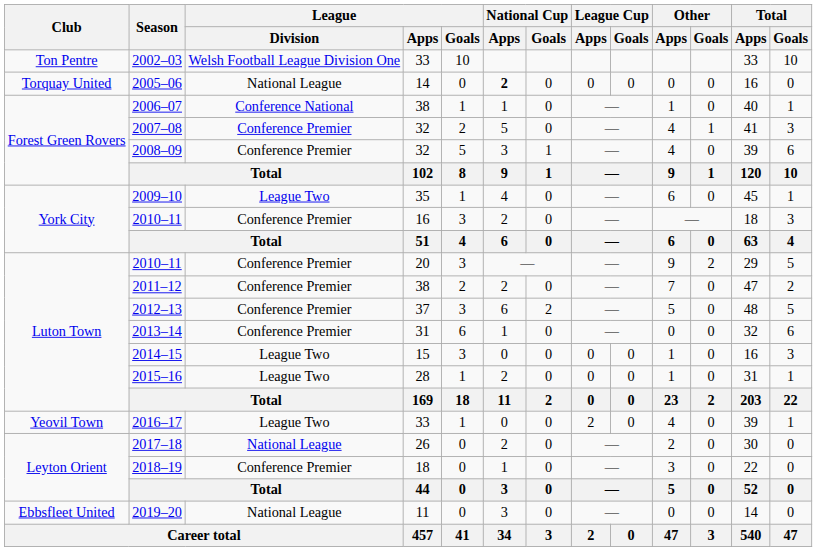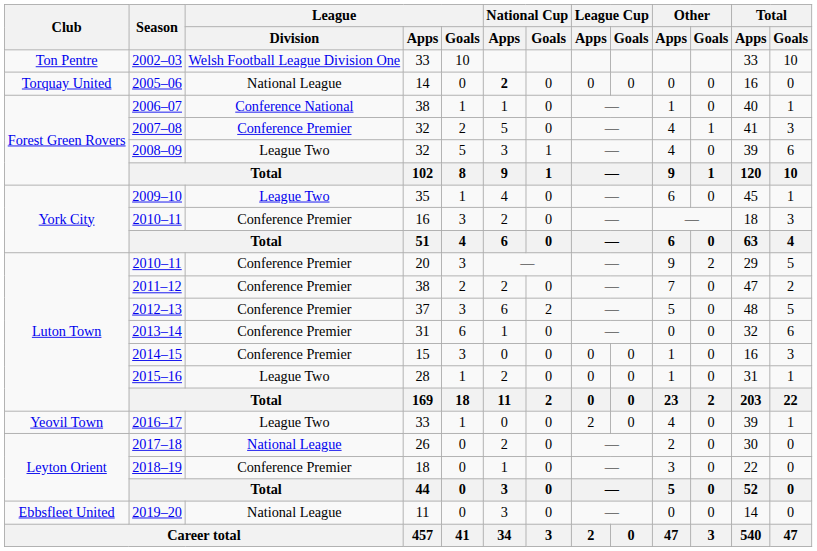(294, 151) Conference Premier -> (294, 151) League Two
(294, 354) League Two -> (294, 354) Conference Premier
